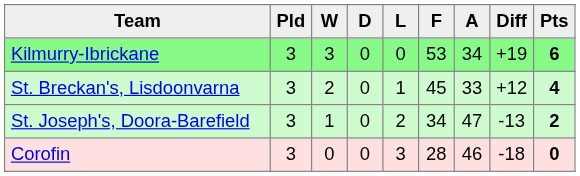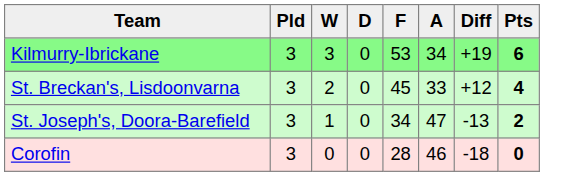- column: (401, 21)
